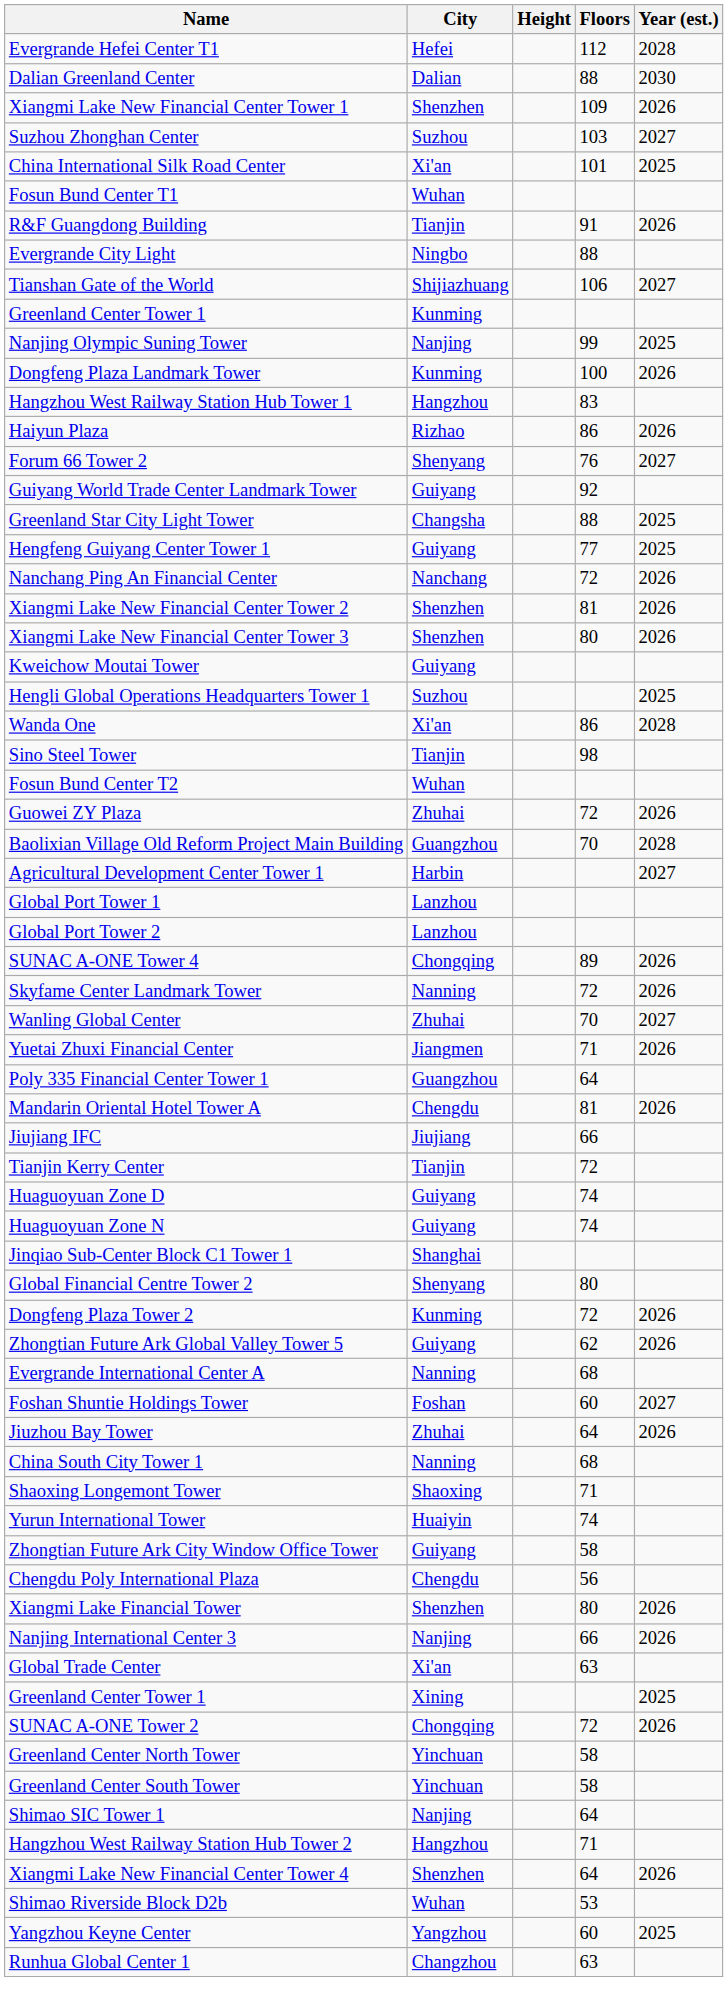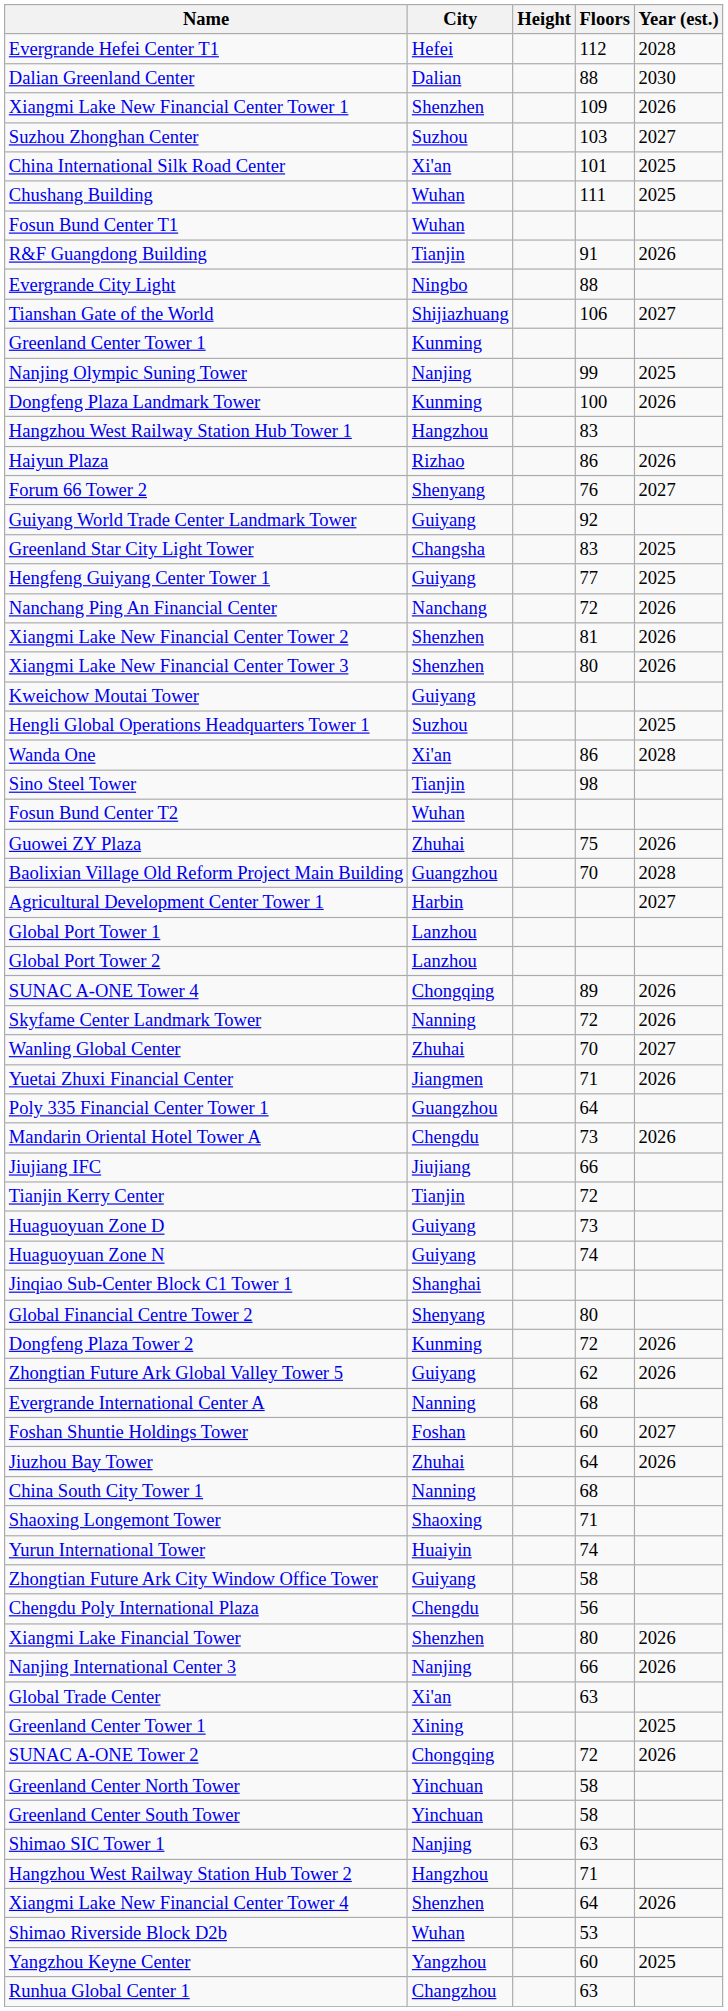+ row: (81, 195)
(589, 519) 88 -> (589, 549) 83
(589, 813) 72 -> (589, 843) 75
(589, 1108) 81 -> (589, 1137) 73
(589, 1196) 74 -> (589, 1226) 73
(589, 1814) 64 -> (589, 1844) 63
